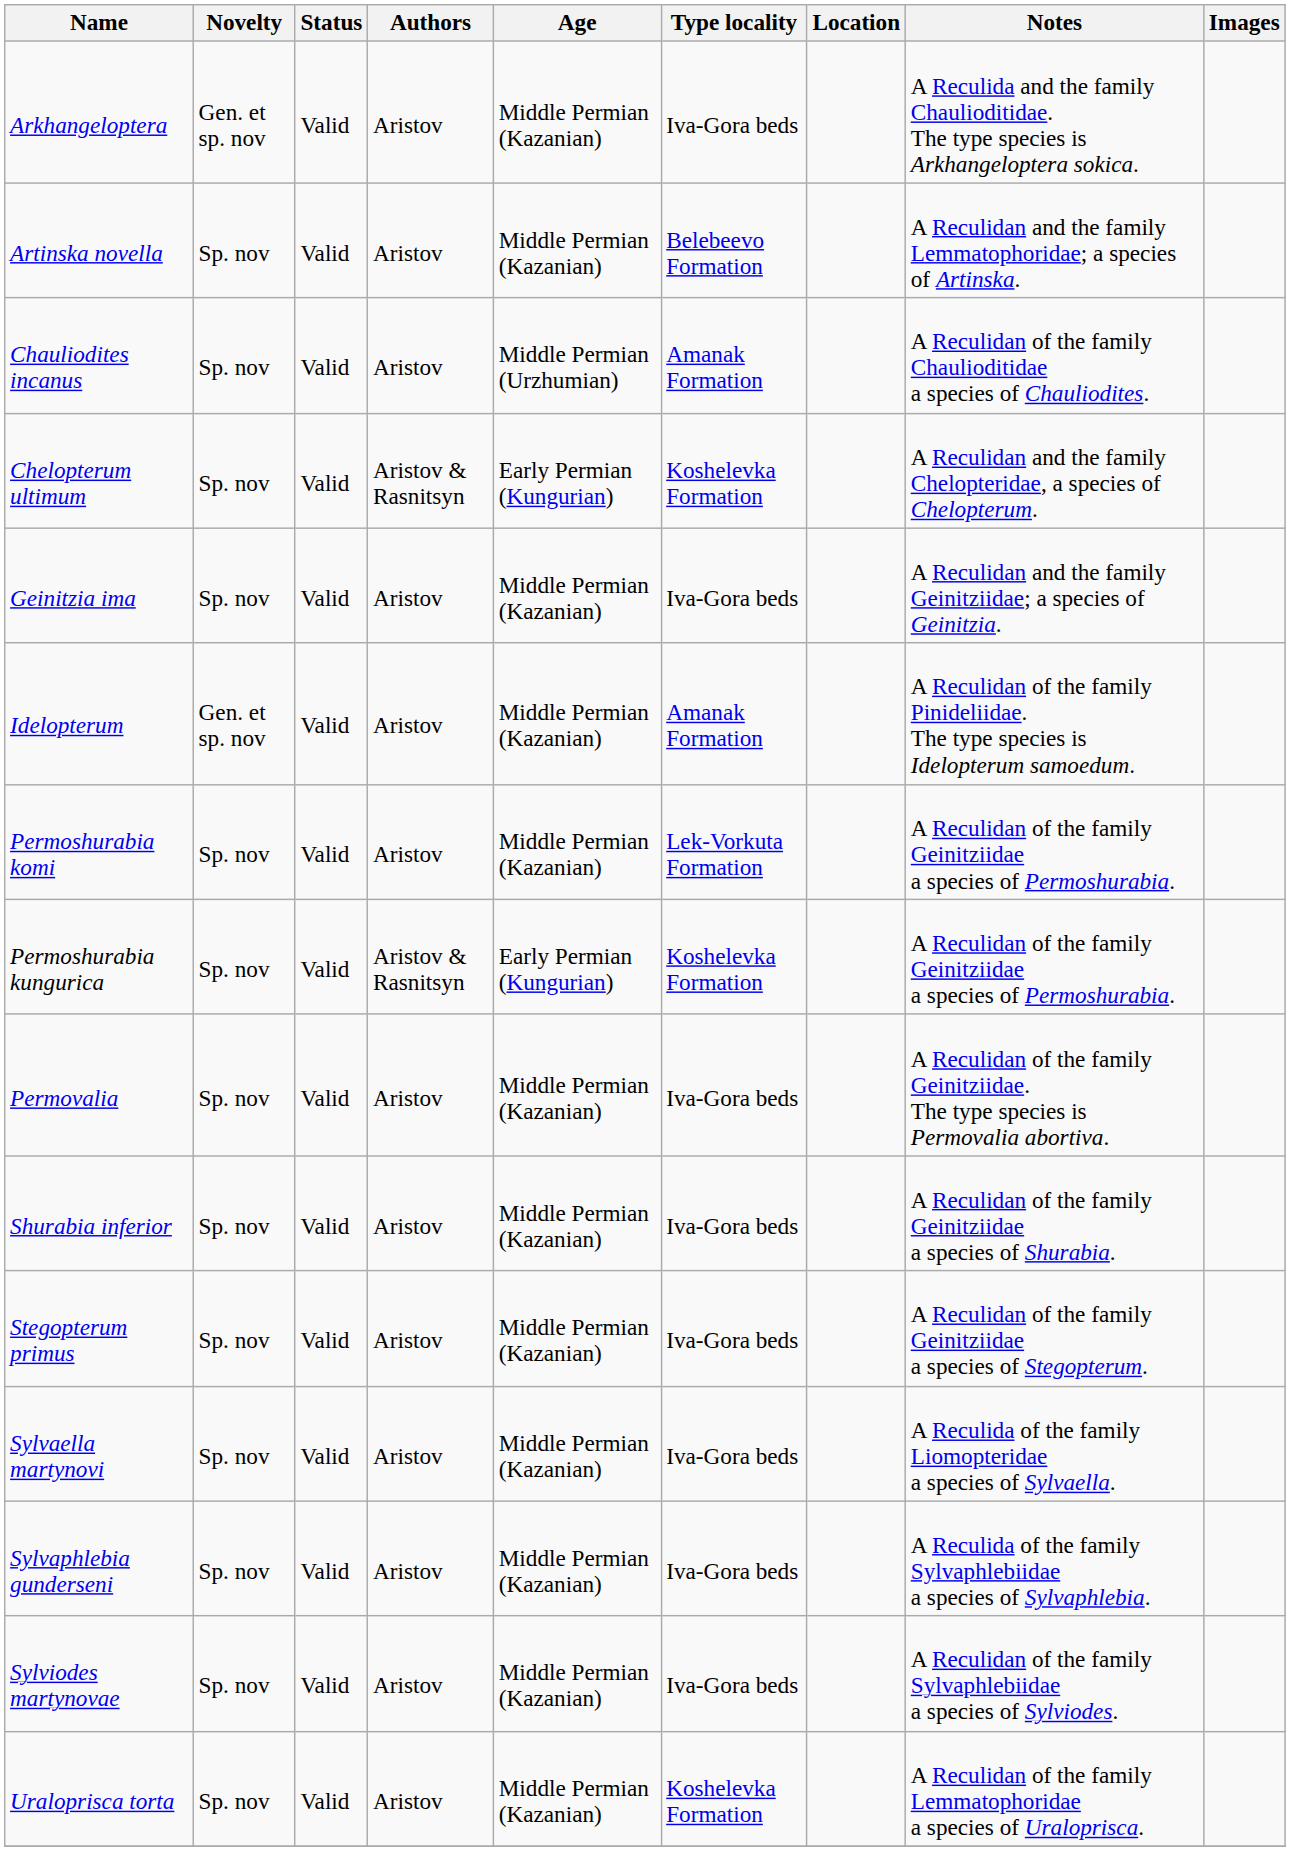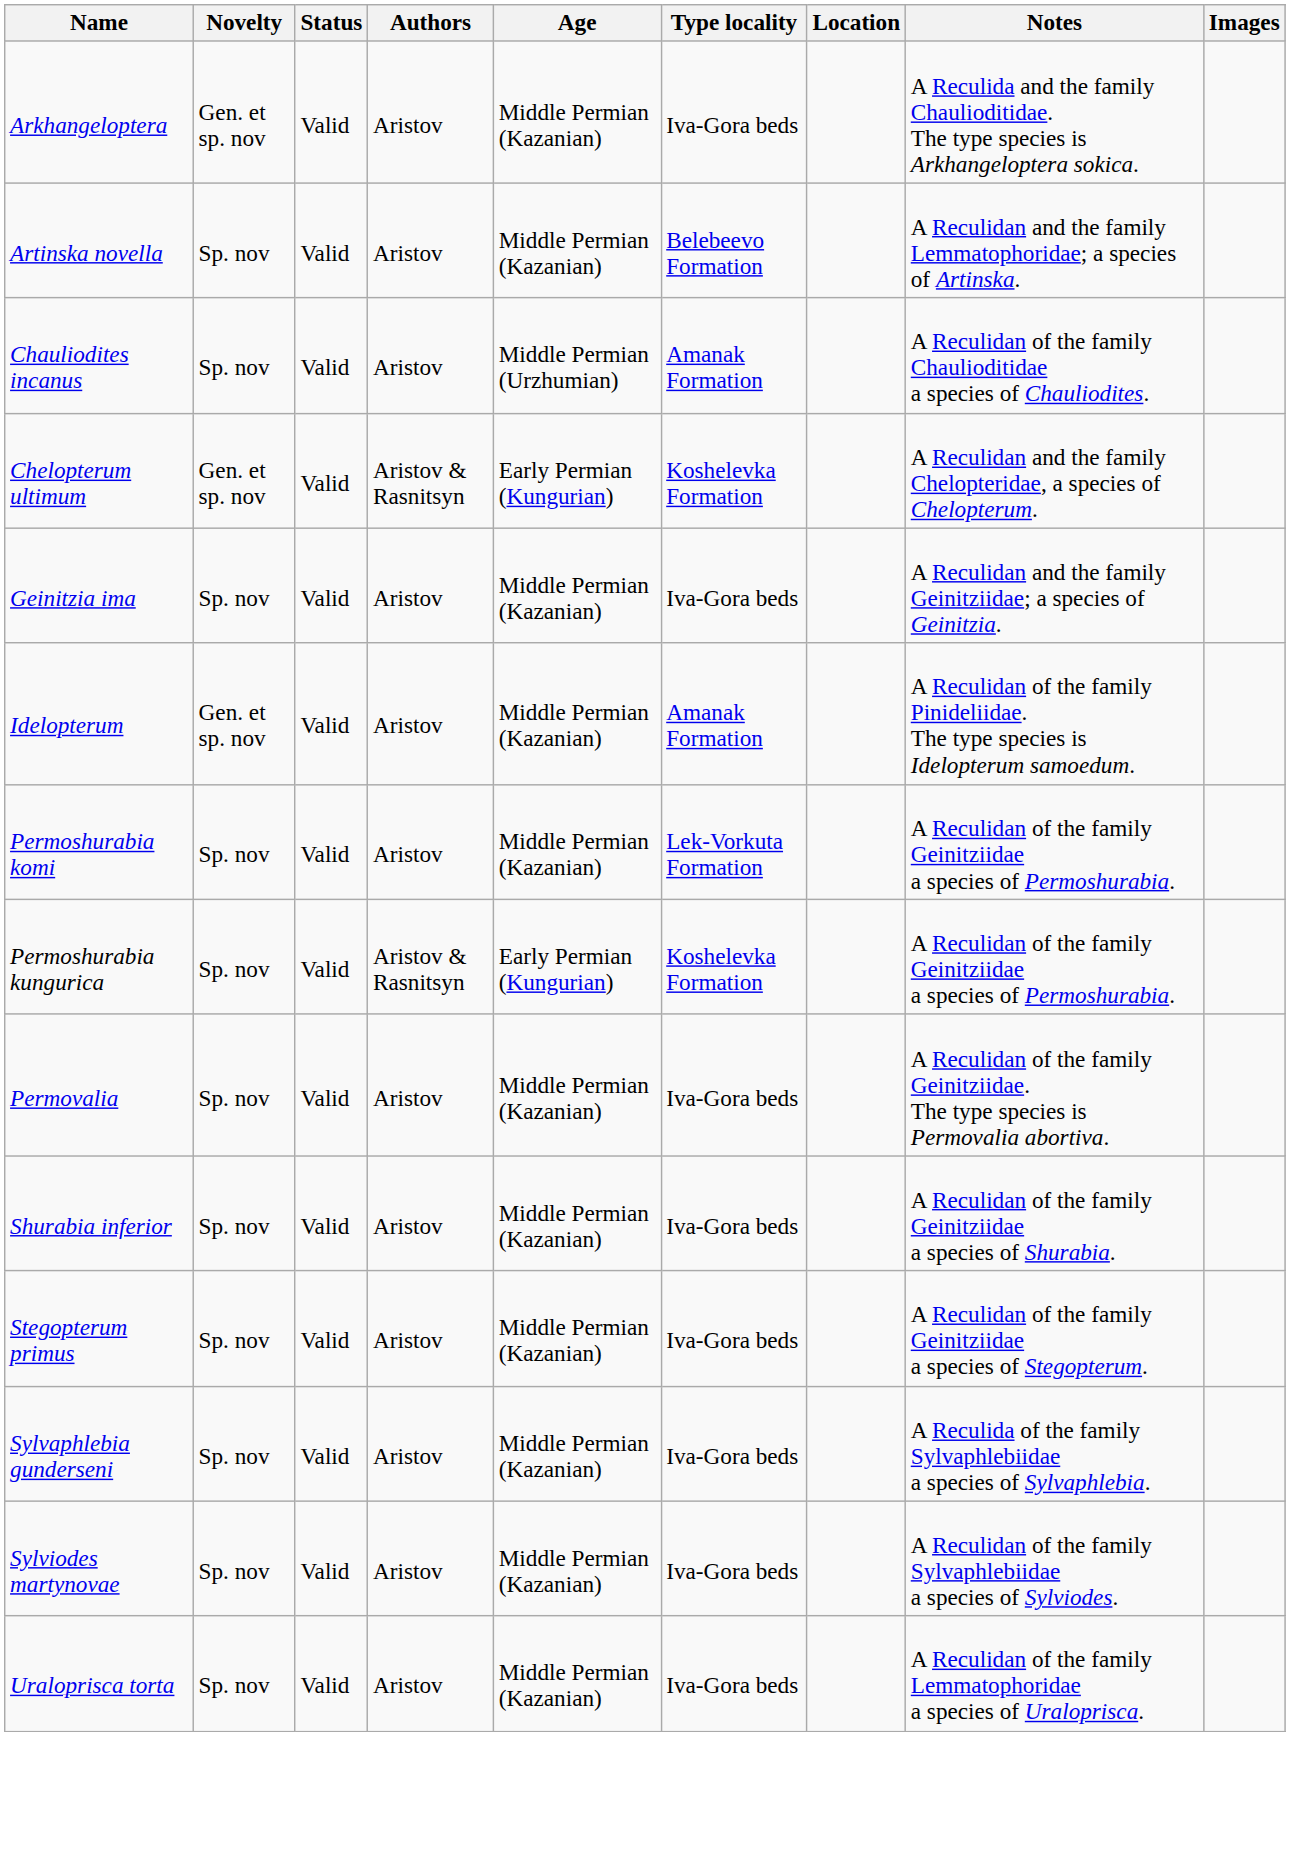(234, 483) Sp. nov -> (232, 483) Gen. et sp. nov
- row: (57, 1456)
(721, 1801) Koshelevka Formation -> (732, 1686) Iva-Gora beds
